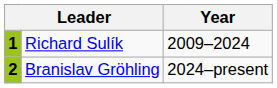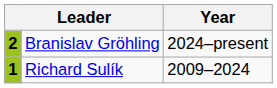rows swapped: (13, 43) <-> (13, 69)
